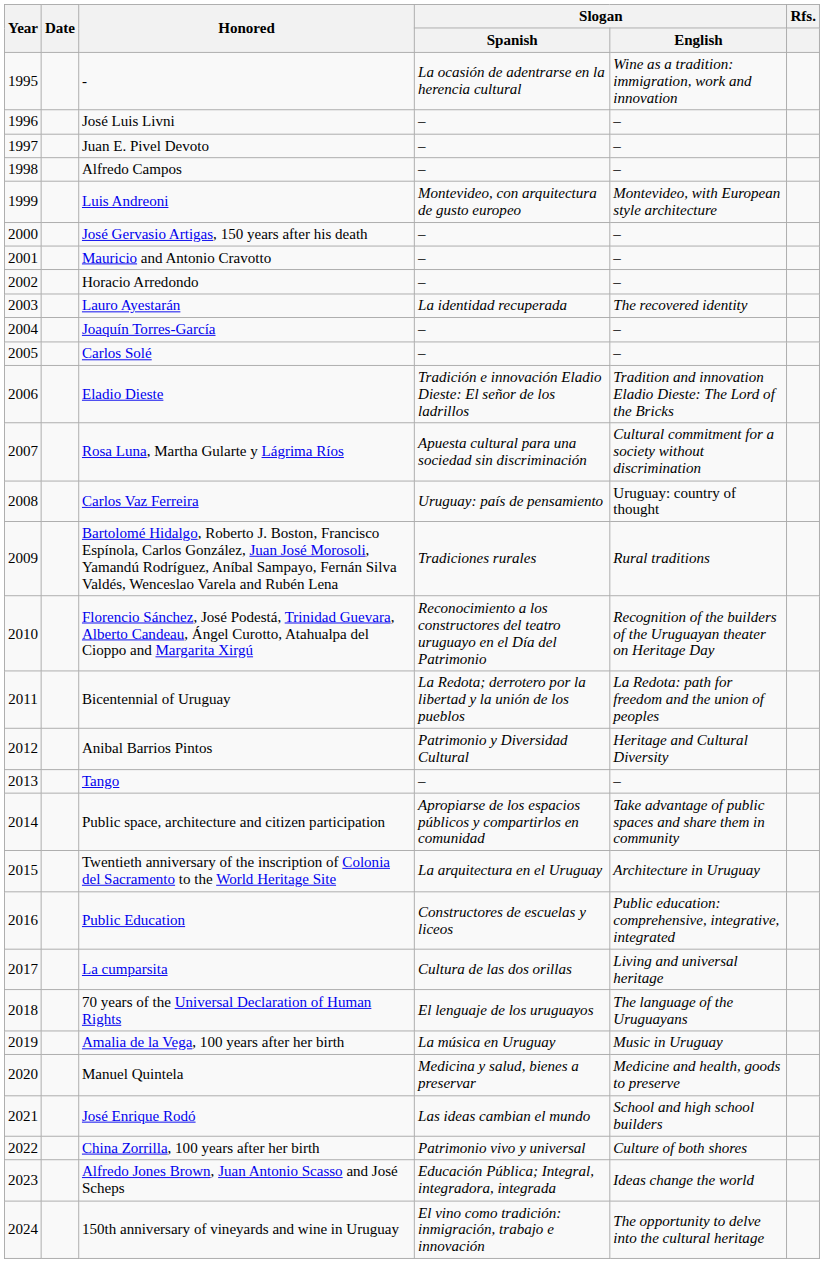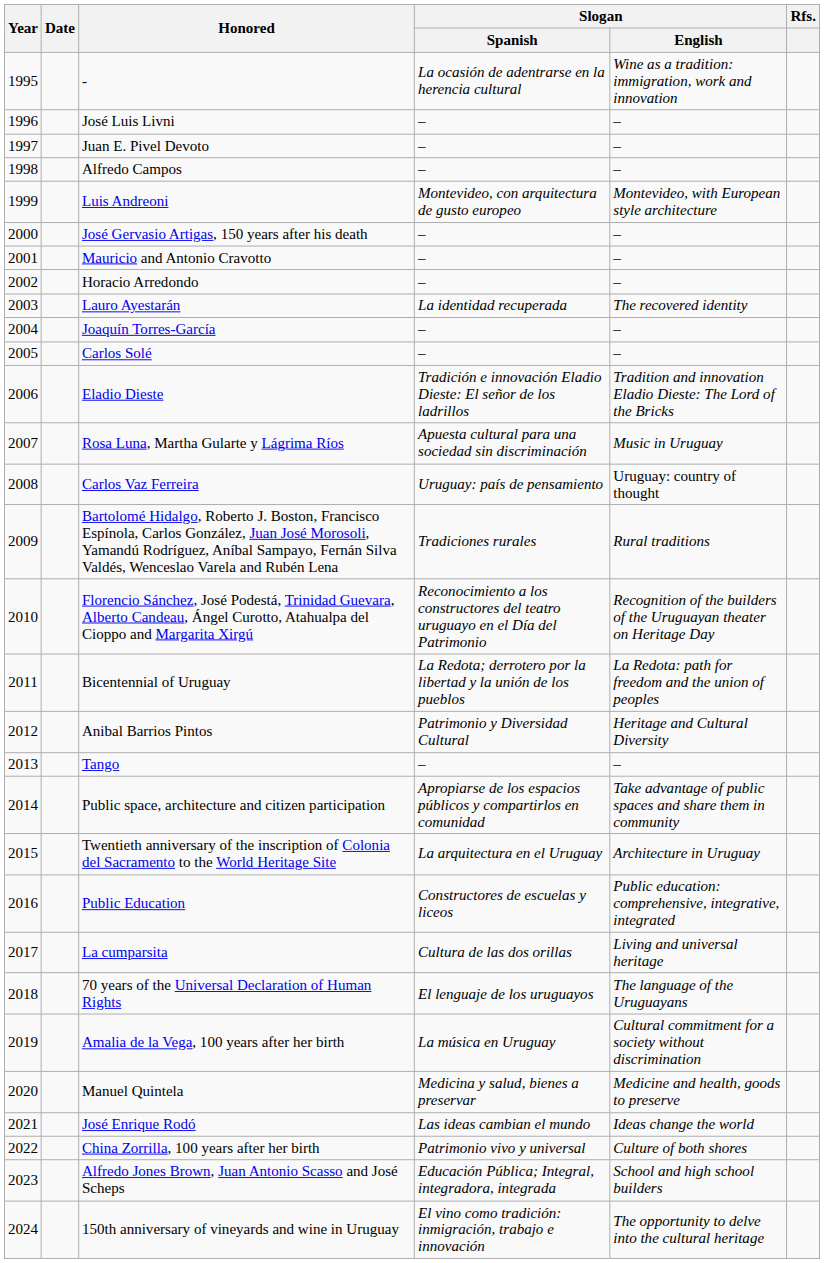(694, 451) Cultural commitment for a society without discrimination -> (668, 443) Music in Uruguay
(668, 1042) Music in Uruguay -> (694, 1042) Cultural commitment for a society without discrimination
(684, 1115) School and high school builders -> (684, 1124) Ideas change the world
(684, 1180) Ideas change the world -> (684, 1180) School and high school builders
